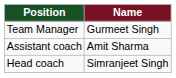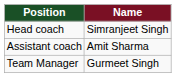rows swapped: (35, 64) <-> (43, 30)
